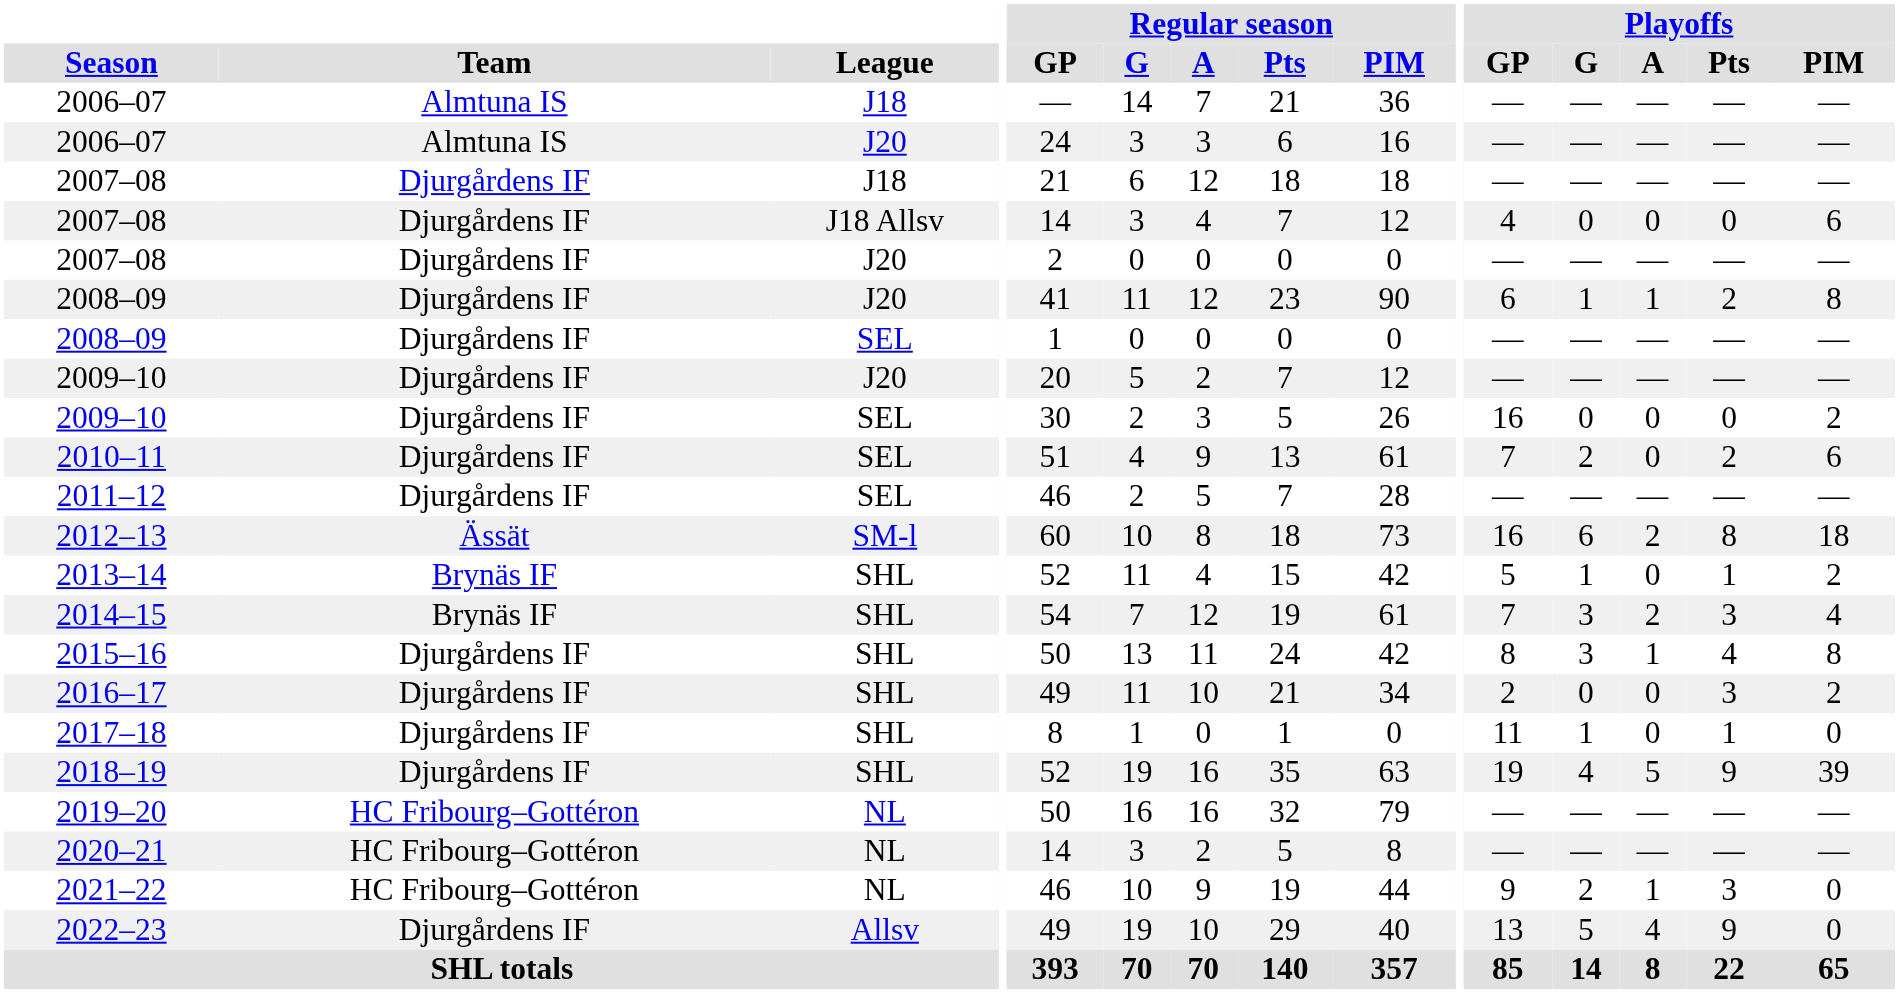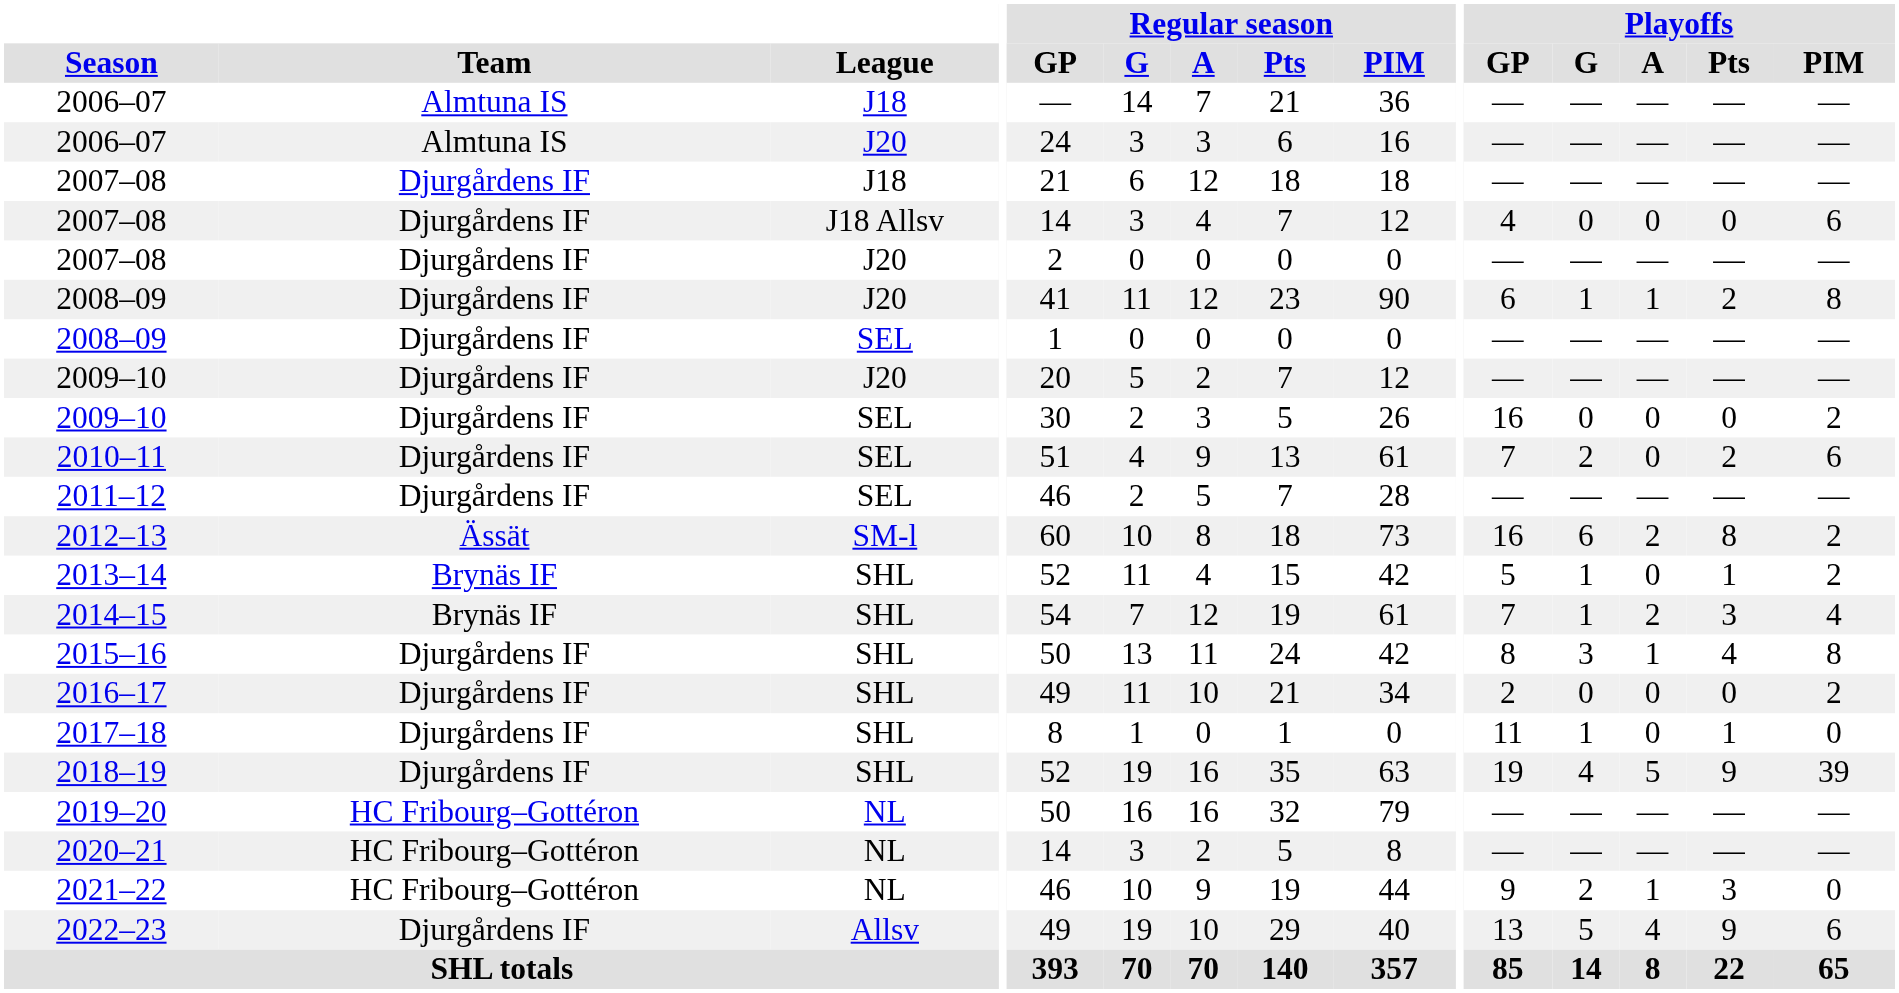(1834, 535) 18 -> (1834, 535) 2
(1586, 614) 3 -> (1586, 614) 1
(1729, 693) 3 -> (1729, 693) 0
(1834, 929) 0 -> (1834, 929) 6
